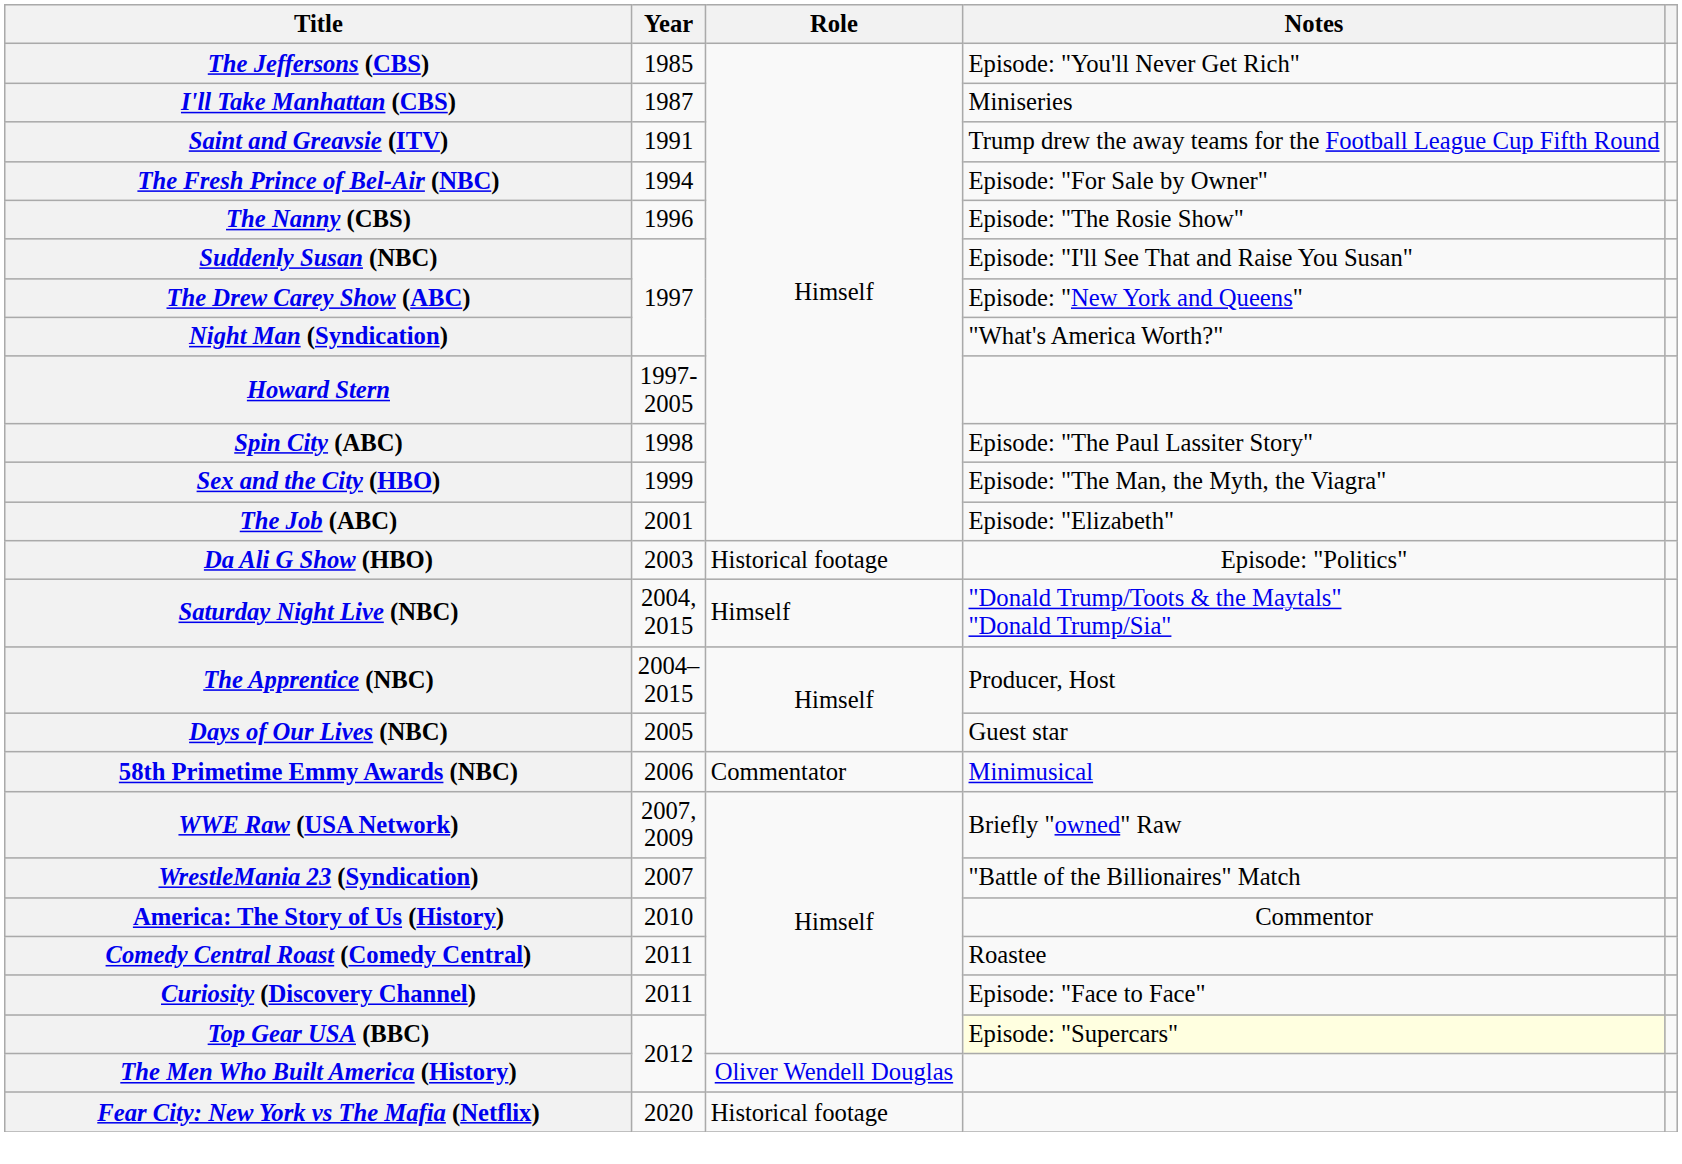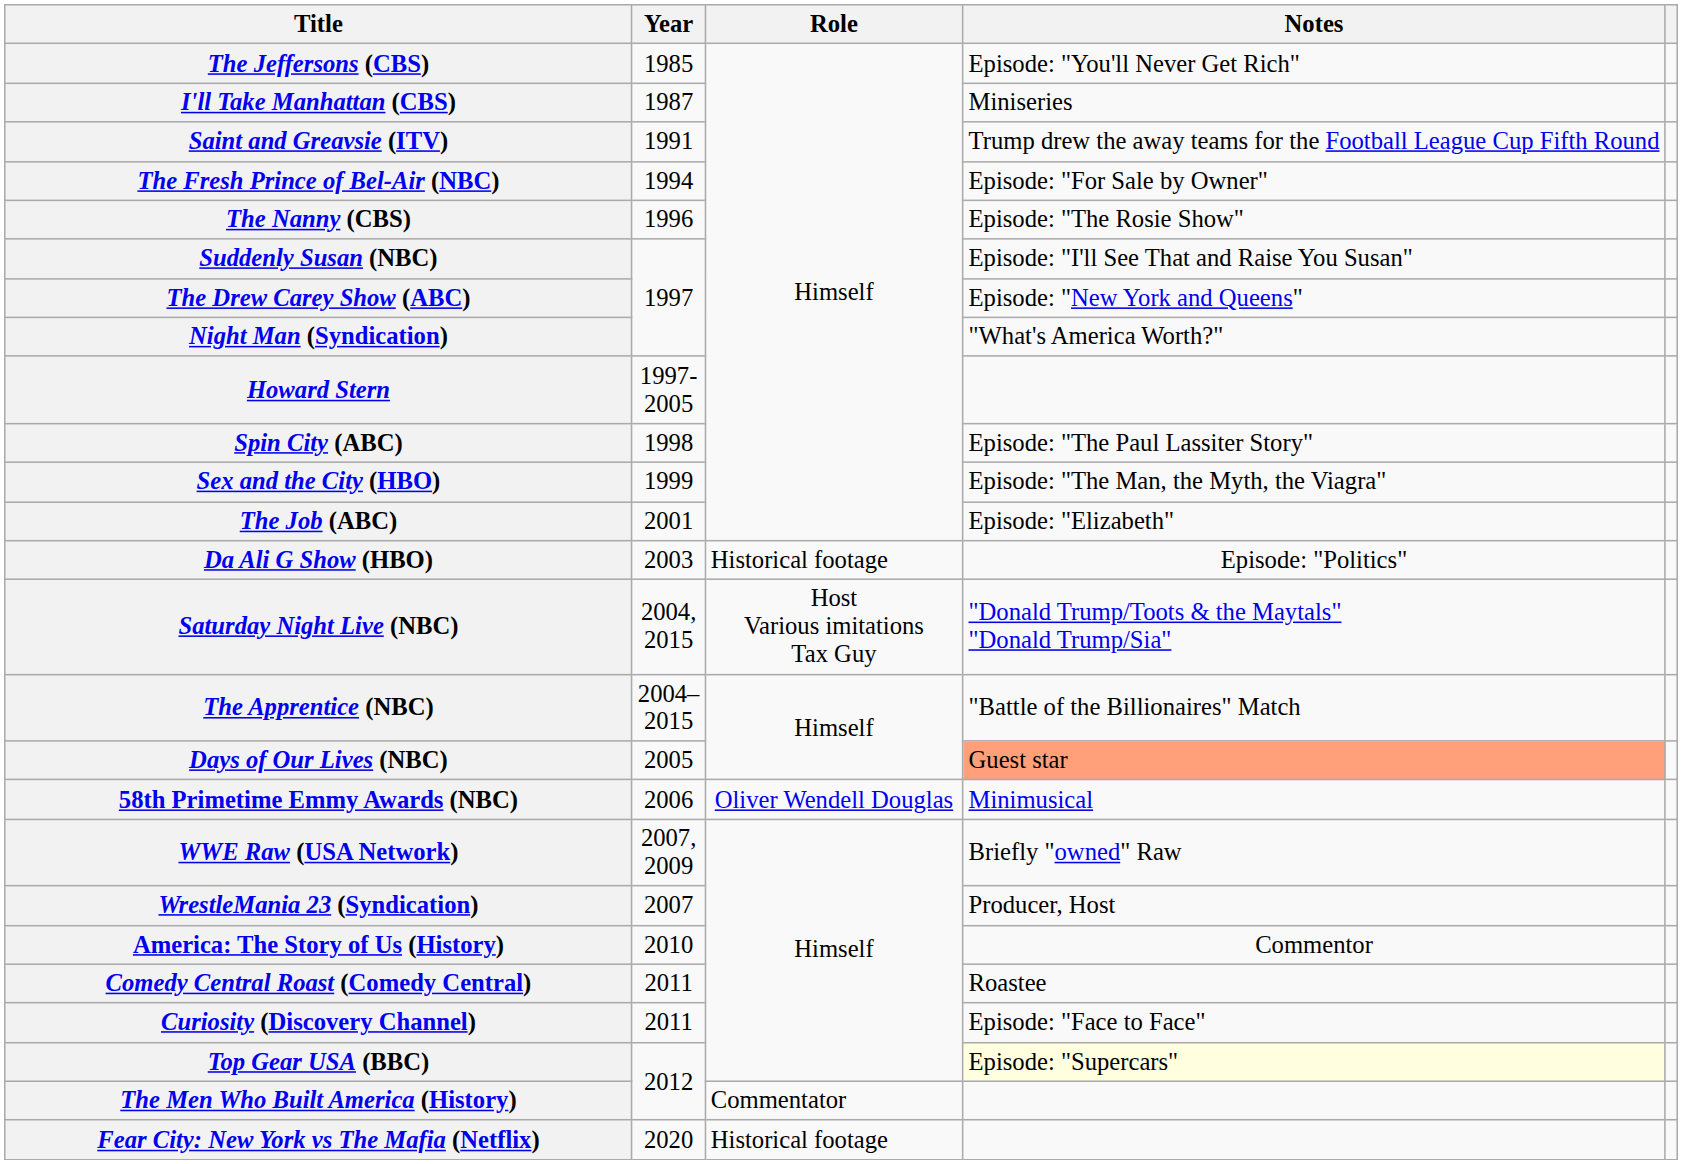(750, 612) Himself -> (834, 626) Host Various imitations Tax Guy
(1042, 679) Producer, Host -> (1135, 707) "Battle of the Billionaires" Match
(1018, 732) no background -> (1018, 760) lightsalmon background
(779, 771) Commentator -> (834, 799) Oliver Wendell Douglas
(1135, 877) "Battle of the Billionaires" Match -> (1042, 905) Producer, Host
(834, 1072) Oliver Wendell Douglas -> (779, 1100) Commentator
